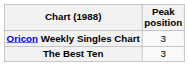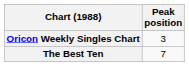(163, 54) 3 -> (163, 54) 7
